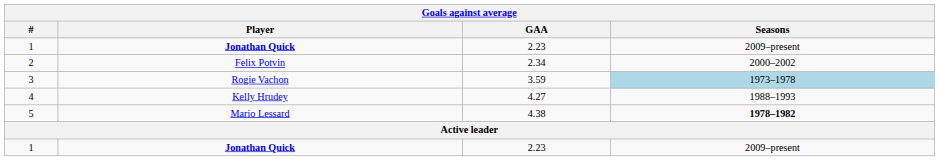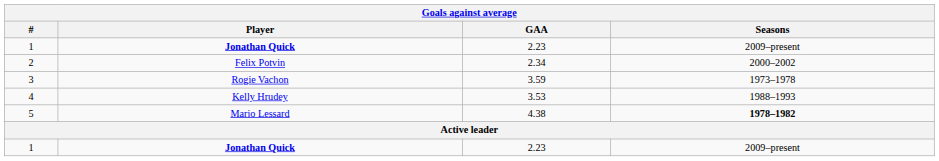(773, 80) lightblue background -> (773, 80) no background
(537, 97) 4.27 -> (537, 97) 3.53
